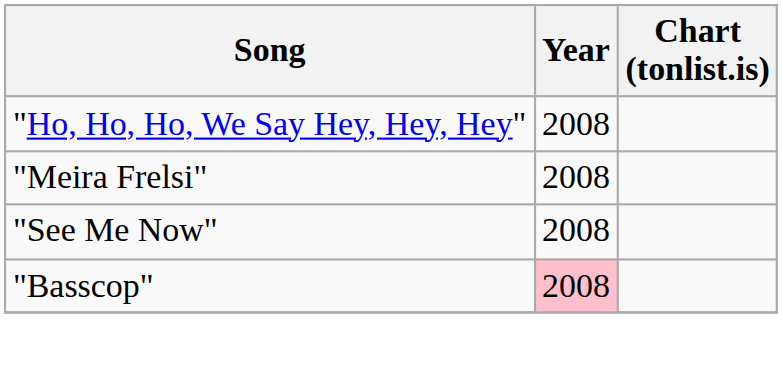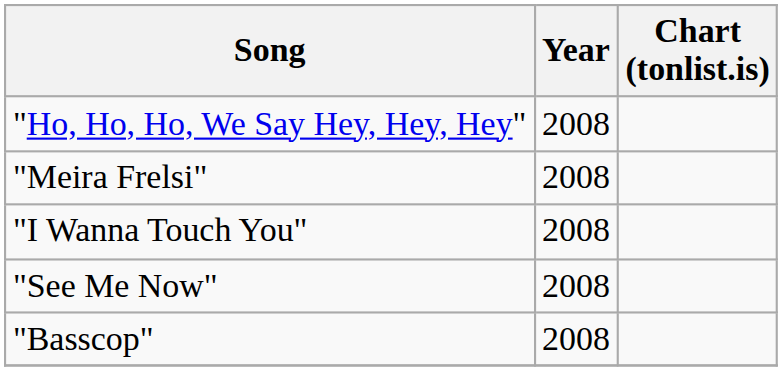+ row: (160, 230)
(576, 284) pink background -> (576, 338) no background
